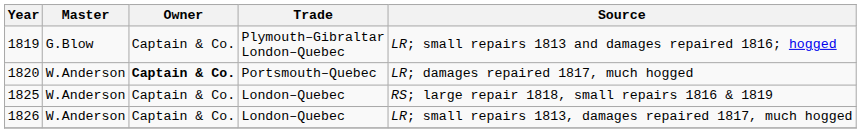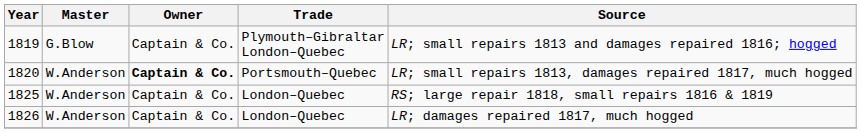(542, 74) LR; damages repaired 1817, much hogged -> (622, 74) LR; small repairs 1813, damages repaired 1817, much hogged
(622, 117) LR; small repairs 1813, damages repaired 1817, much hogged -> (542, 117) LR; damages repaired 1817, much hogged
